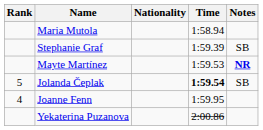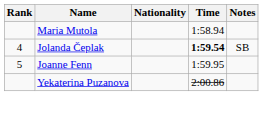- row: (70, 47)
- row: (72, 64)
(20, 82) 5 -> (20, 47) 4
(20, 99) 4 -> (20, 64) 5
